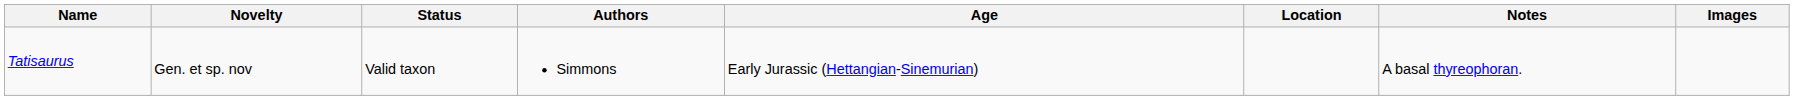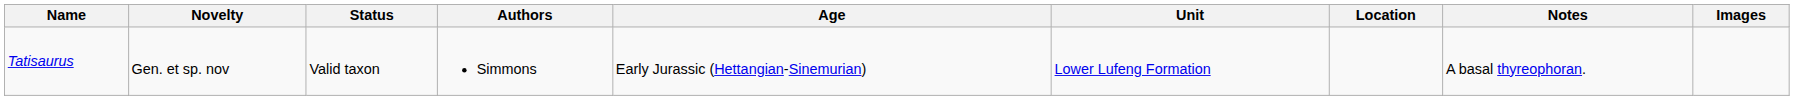+ column: (1190, 15)
